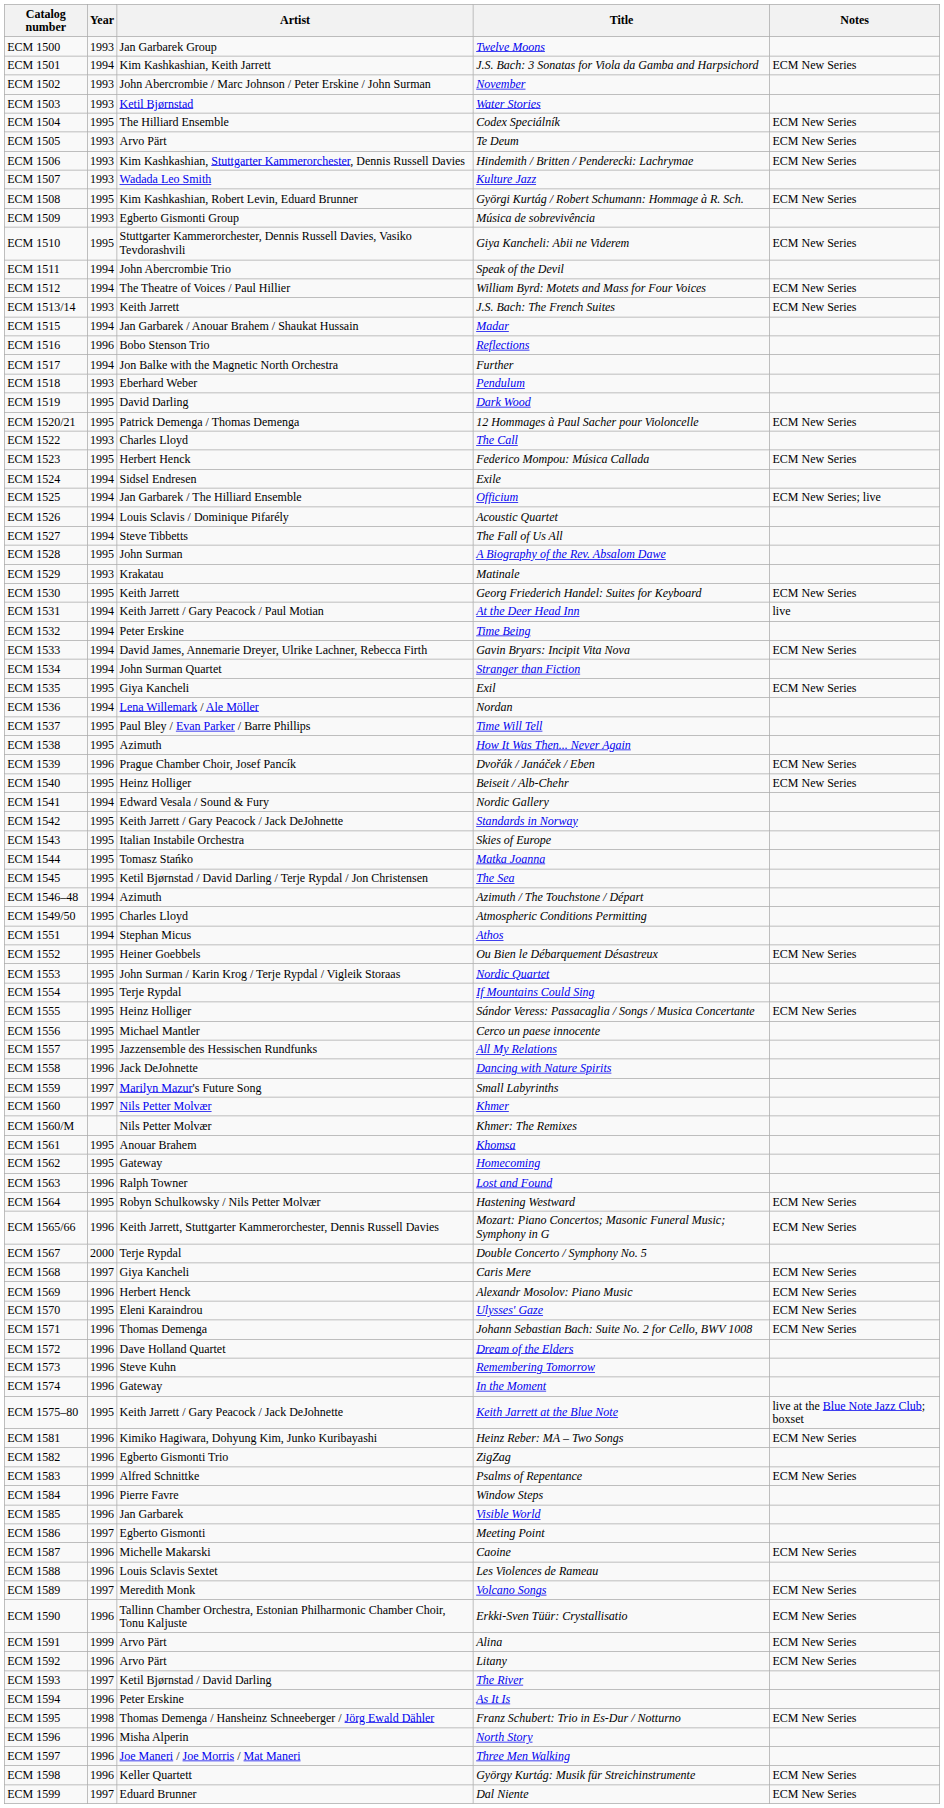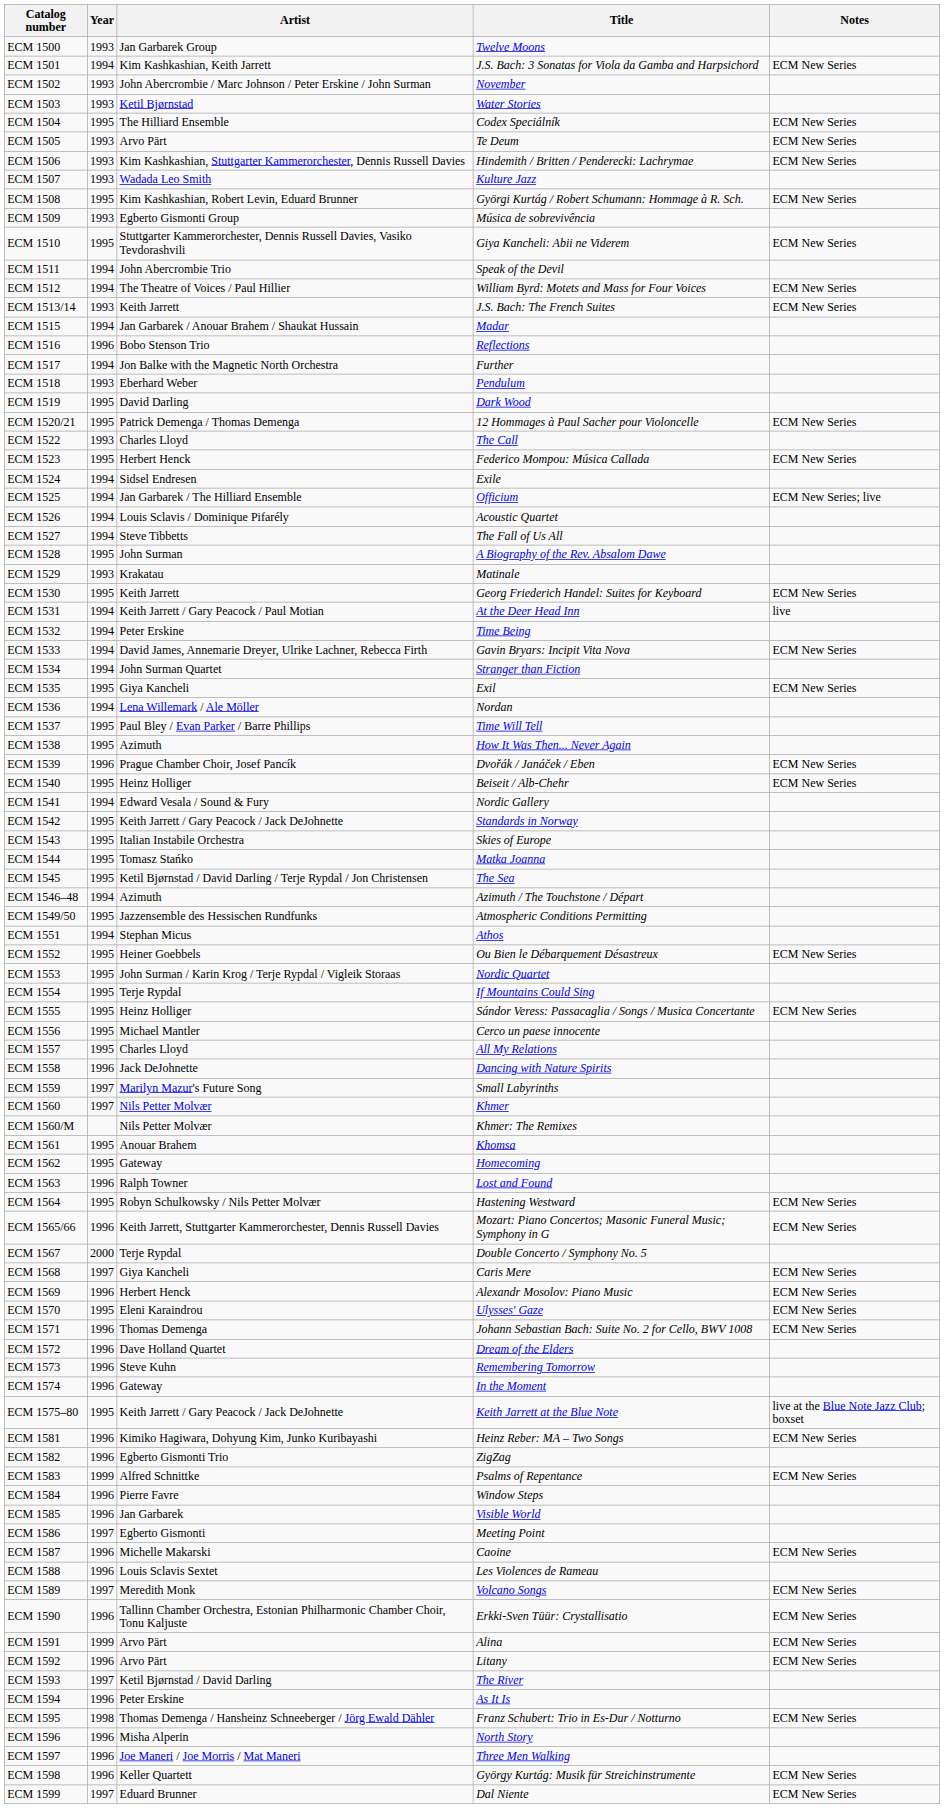(154, 916) Charles Lloyd -> (218, 916) Jazzensemble des Hessischen Rundfunks
(218, 1049) Jazzensemble des Hessischen Rundfunks -> (154, 1049) Charles Lloyd
